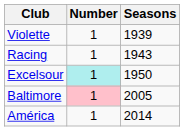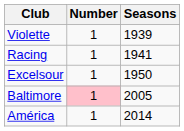(138, 55) 1943 -> (138, 55) 1941
(94, 75) paleturquoise background -> (94, 75) no background
